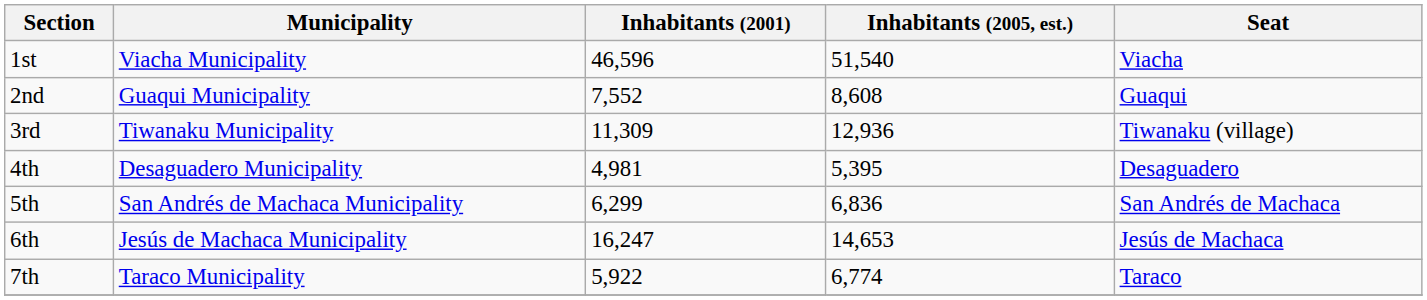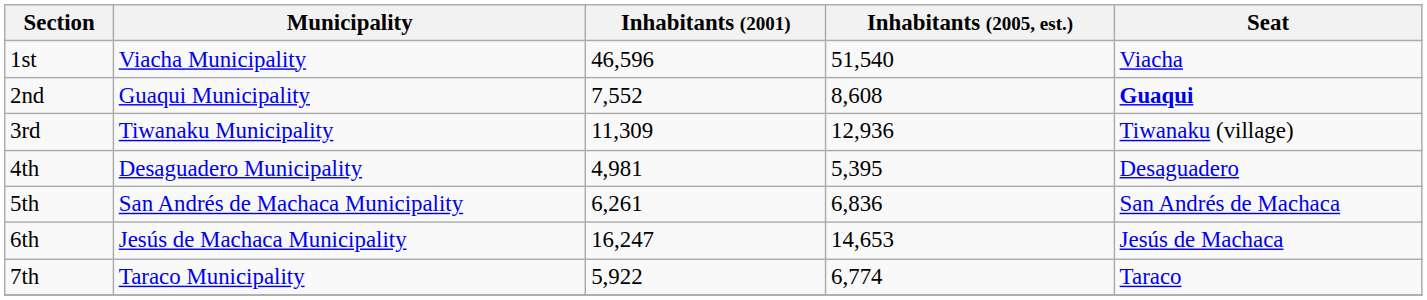(1153, 95) normal -> (1156, 95) bold
(617, 204) 6,299 -> (617, 204) 6,261
